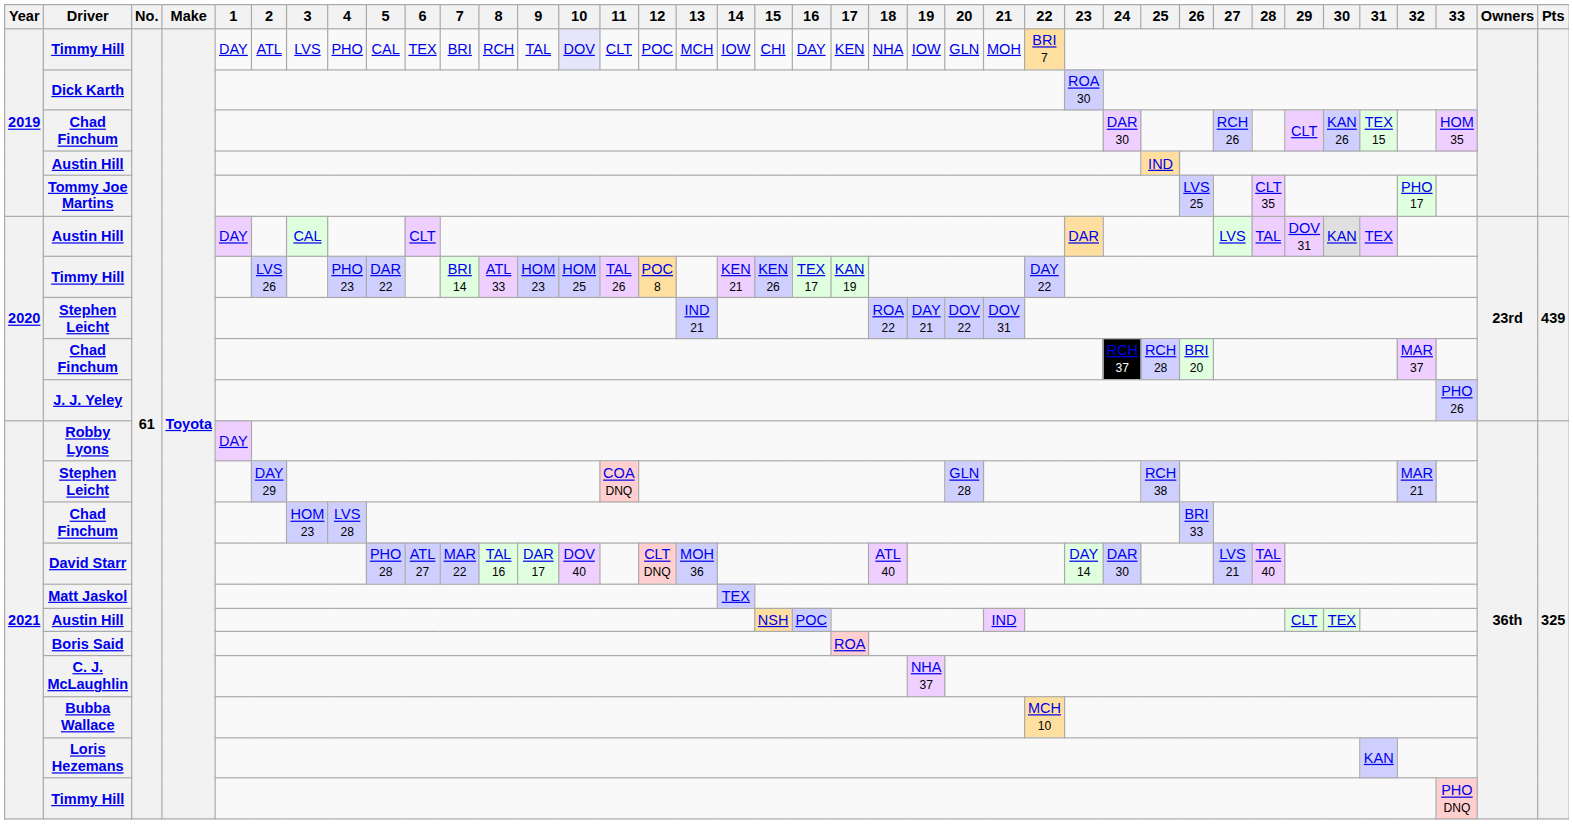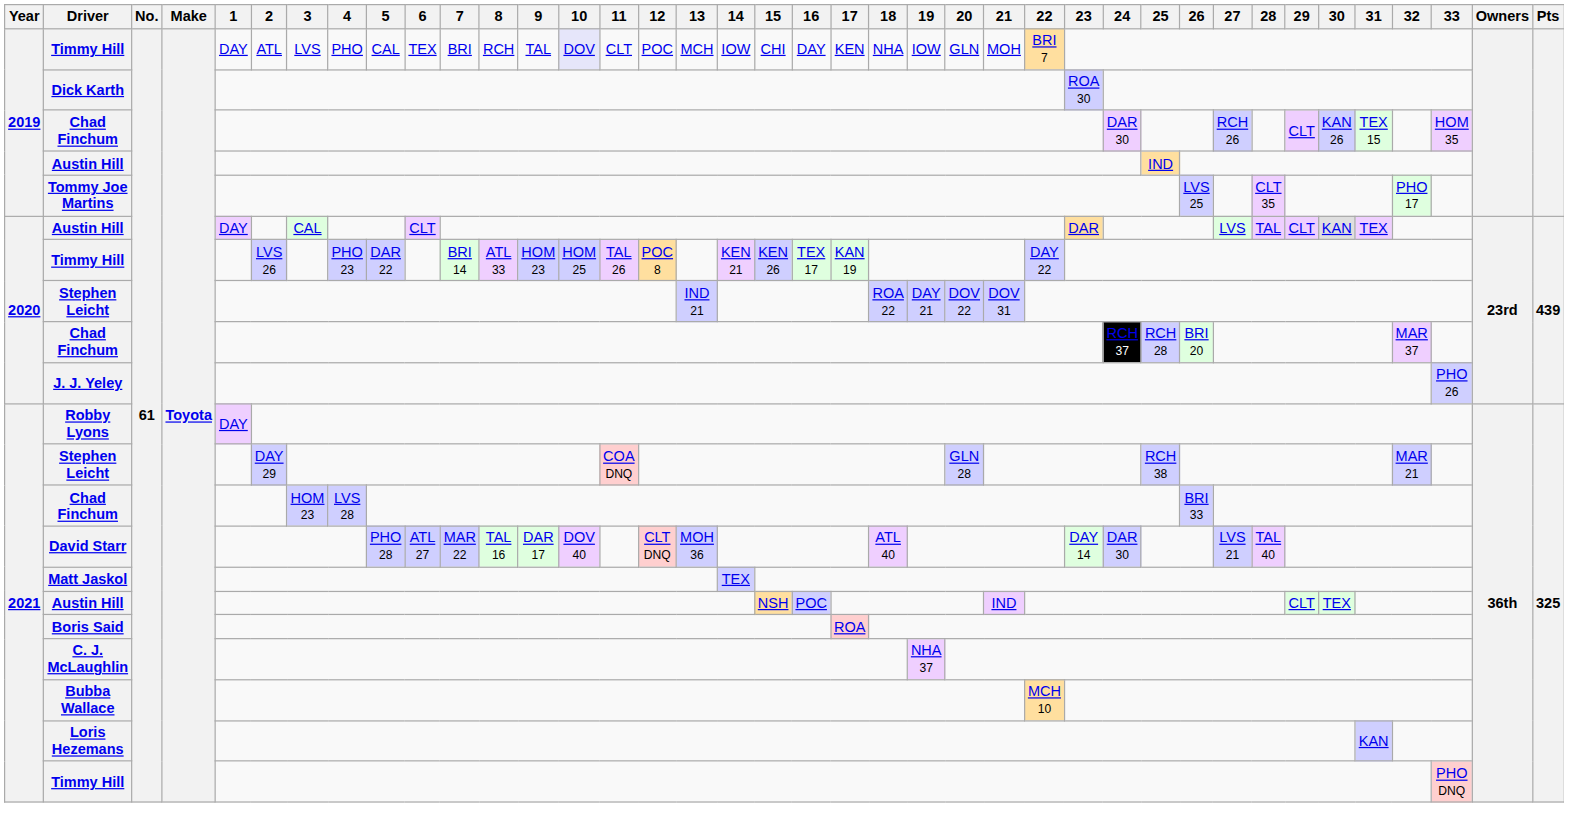(1304, 236) DOV 31 -> (1302, 228) CLT
